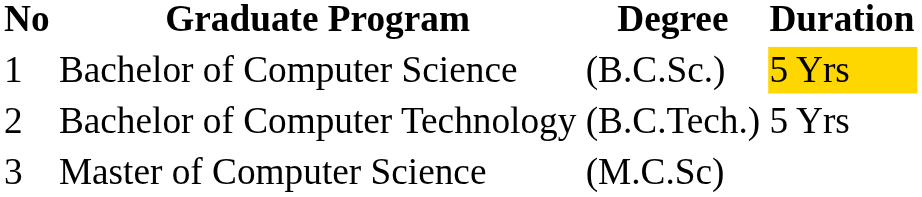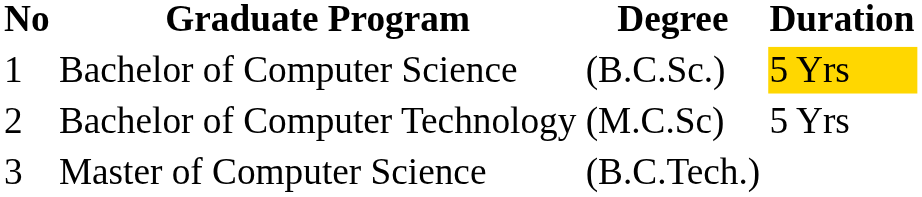(673, 120) (B.C.Tech.) -> (655, 120) (M.C.Sc)
(655, 172) (M.C.Sc) -> (673, 172) (B.C.Tech.)
